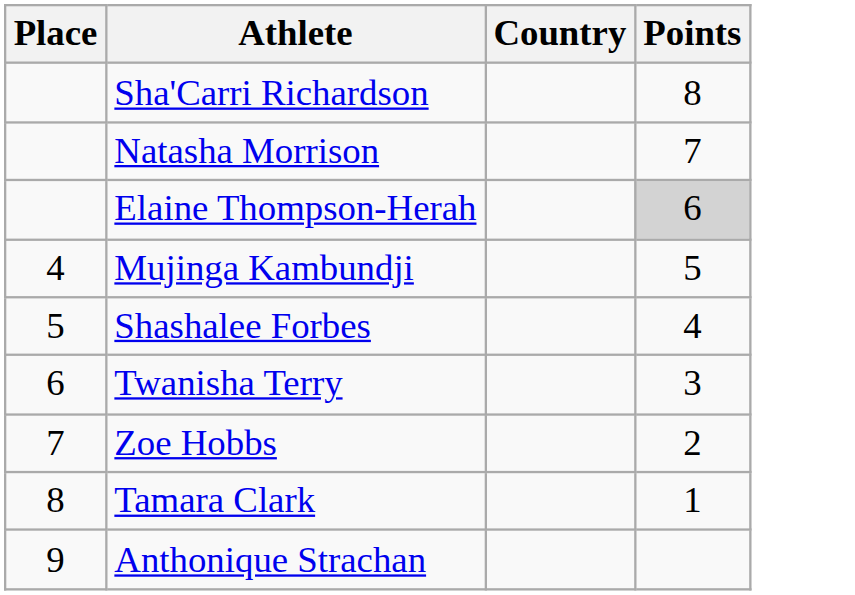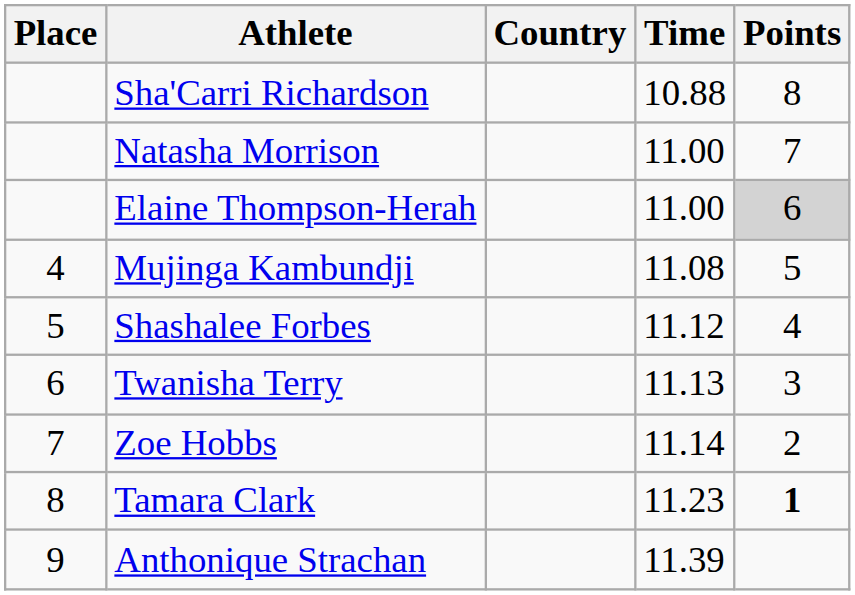+ column: (685, 33)
(692, 500) normal -> (792, 500) bold
